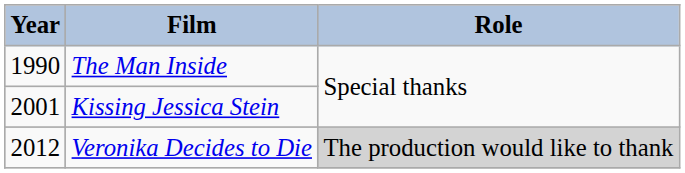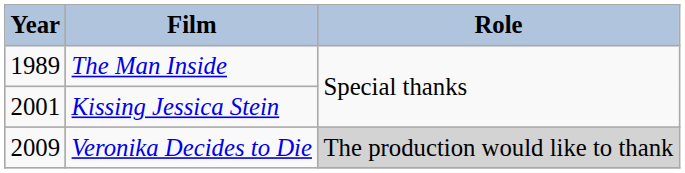(35, 65) 1990 -> (35, 65) 1989
(35, 147) 2012 -> (35, 147) 2009
